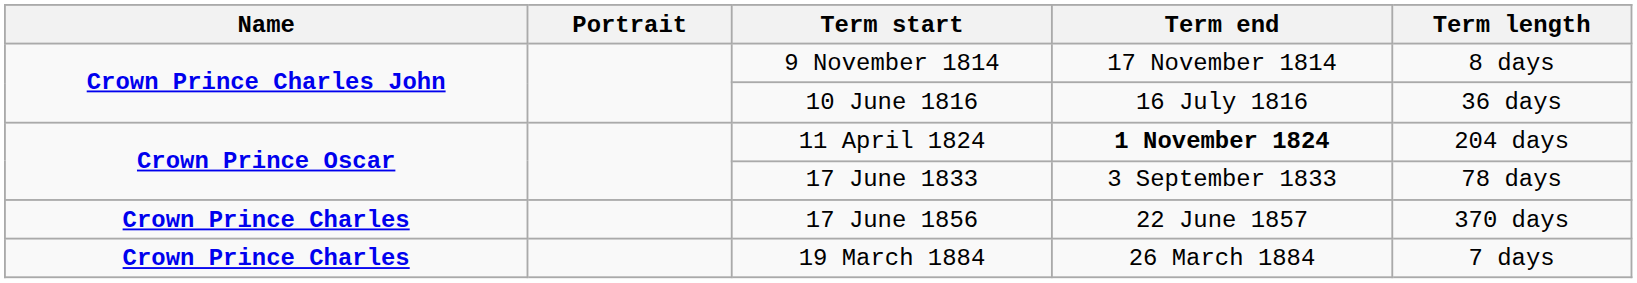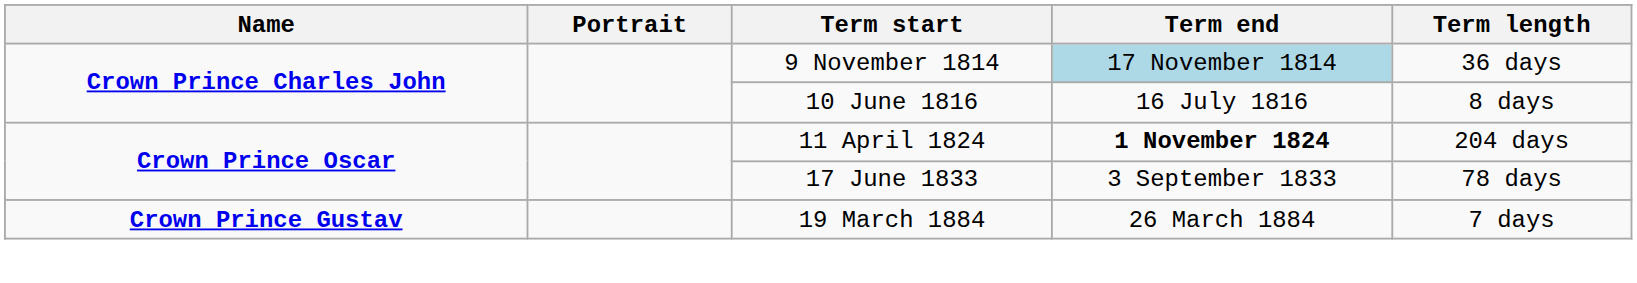(1222, 63) no background -> (1222, 63) lightblue background
(1512, 63) 8 days -> (1512, 63) 36 days
(1512, 102) 36 days -> (1512, 102) 8 days
- row: (892, 219)
(266, 258) Crown Prince Charles -> (266, 219) Crown Prince Gustav
